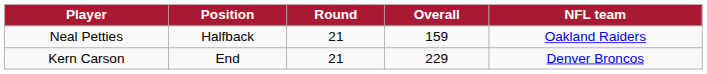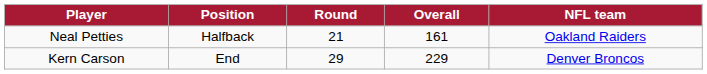(437, 36) 159 -> (437, 36) 161
(336, 58) 21 -> (336, 58) 29
